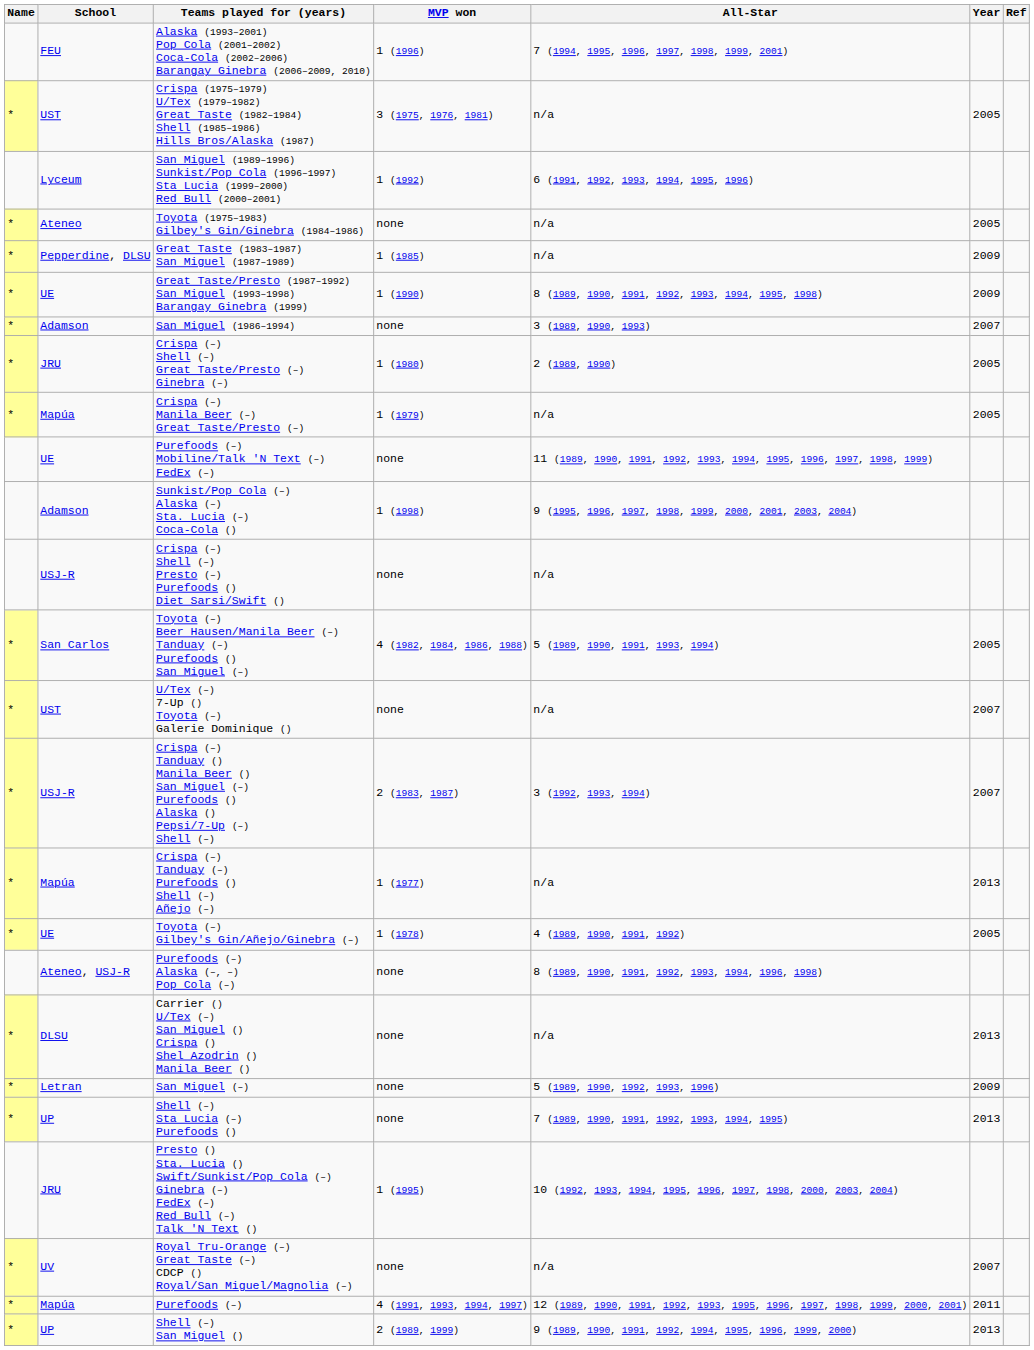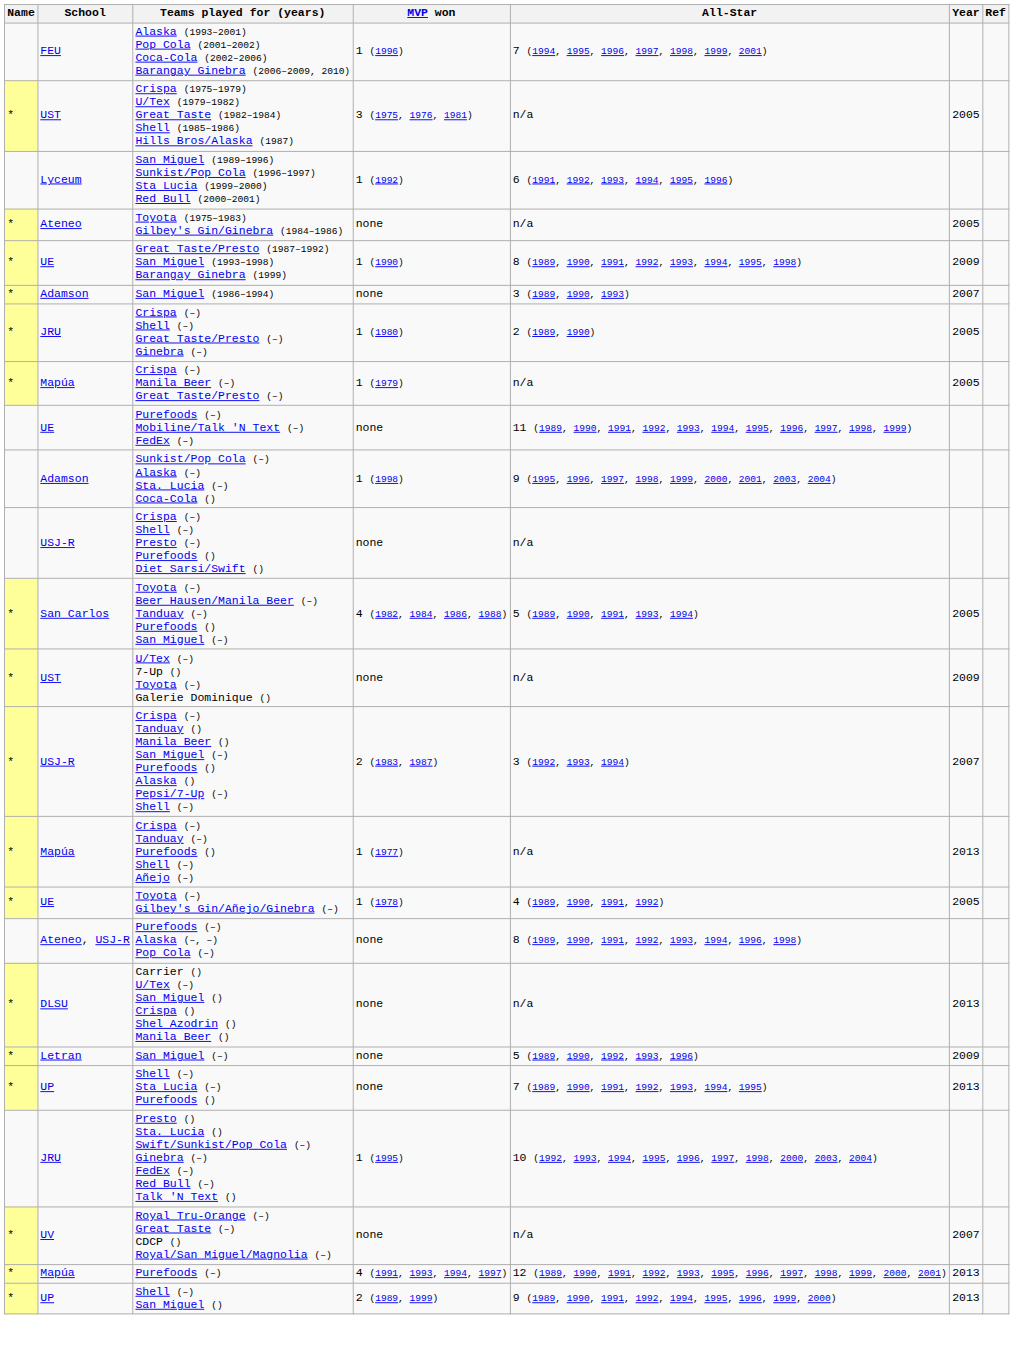- row: (229, 257)
(987, 710) 2007 -> (966, 678) 2009
(987, 1305) 2011 -> (966, 1274) 2013
